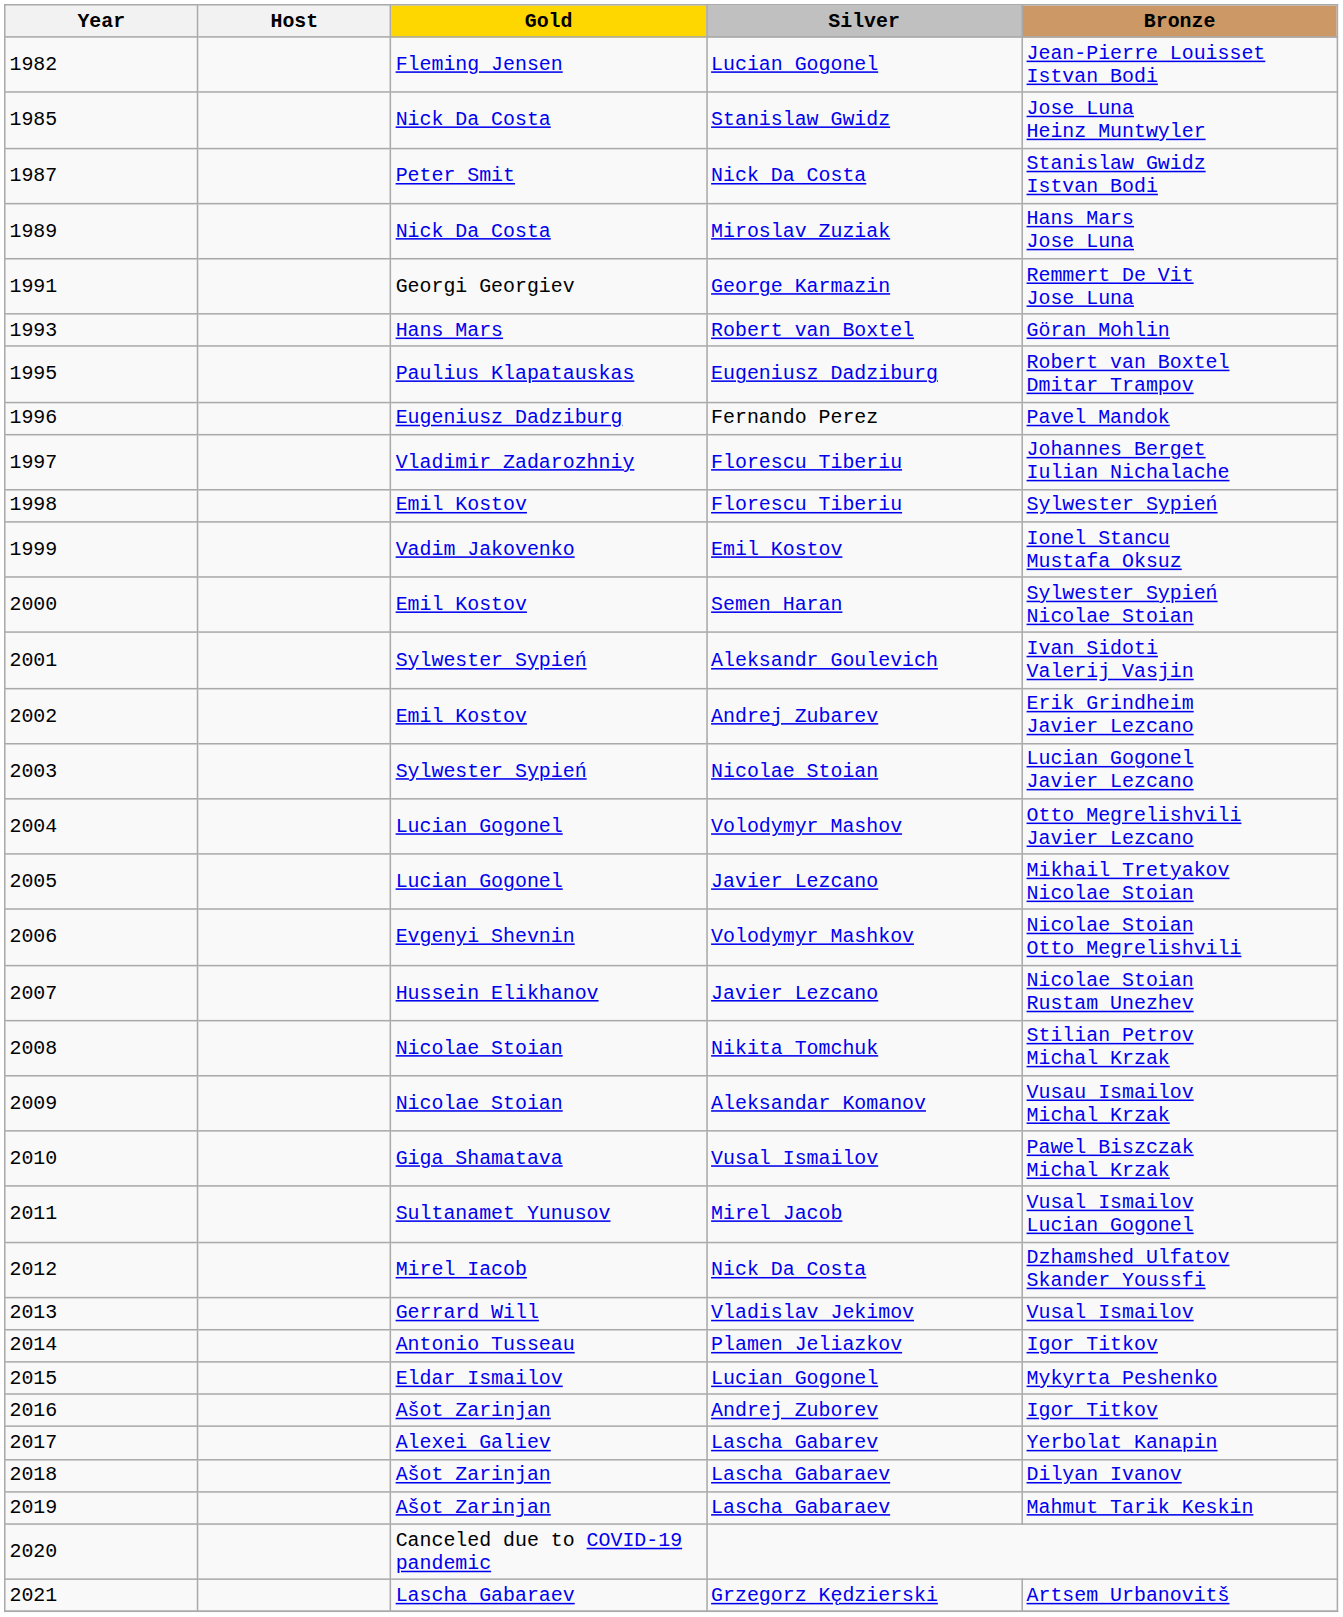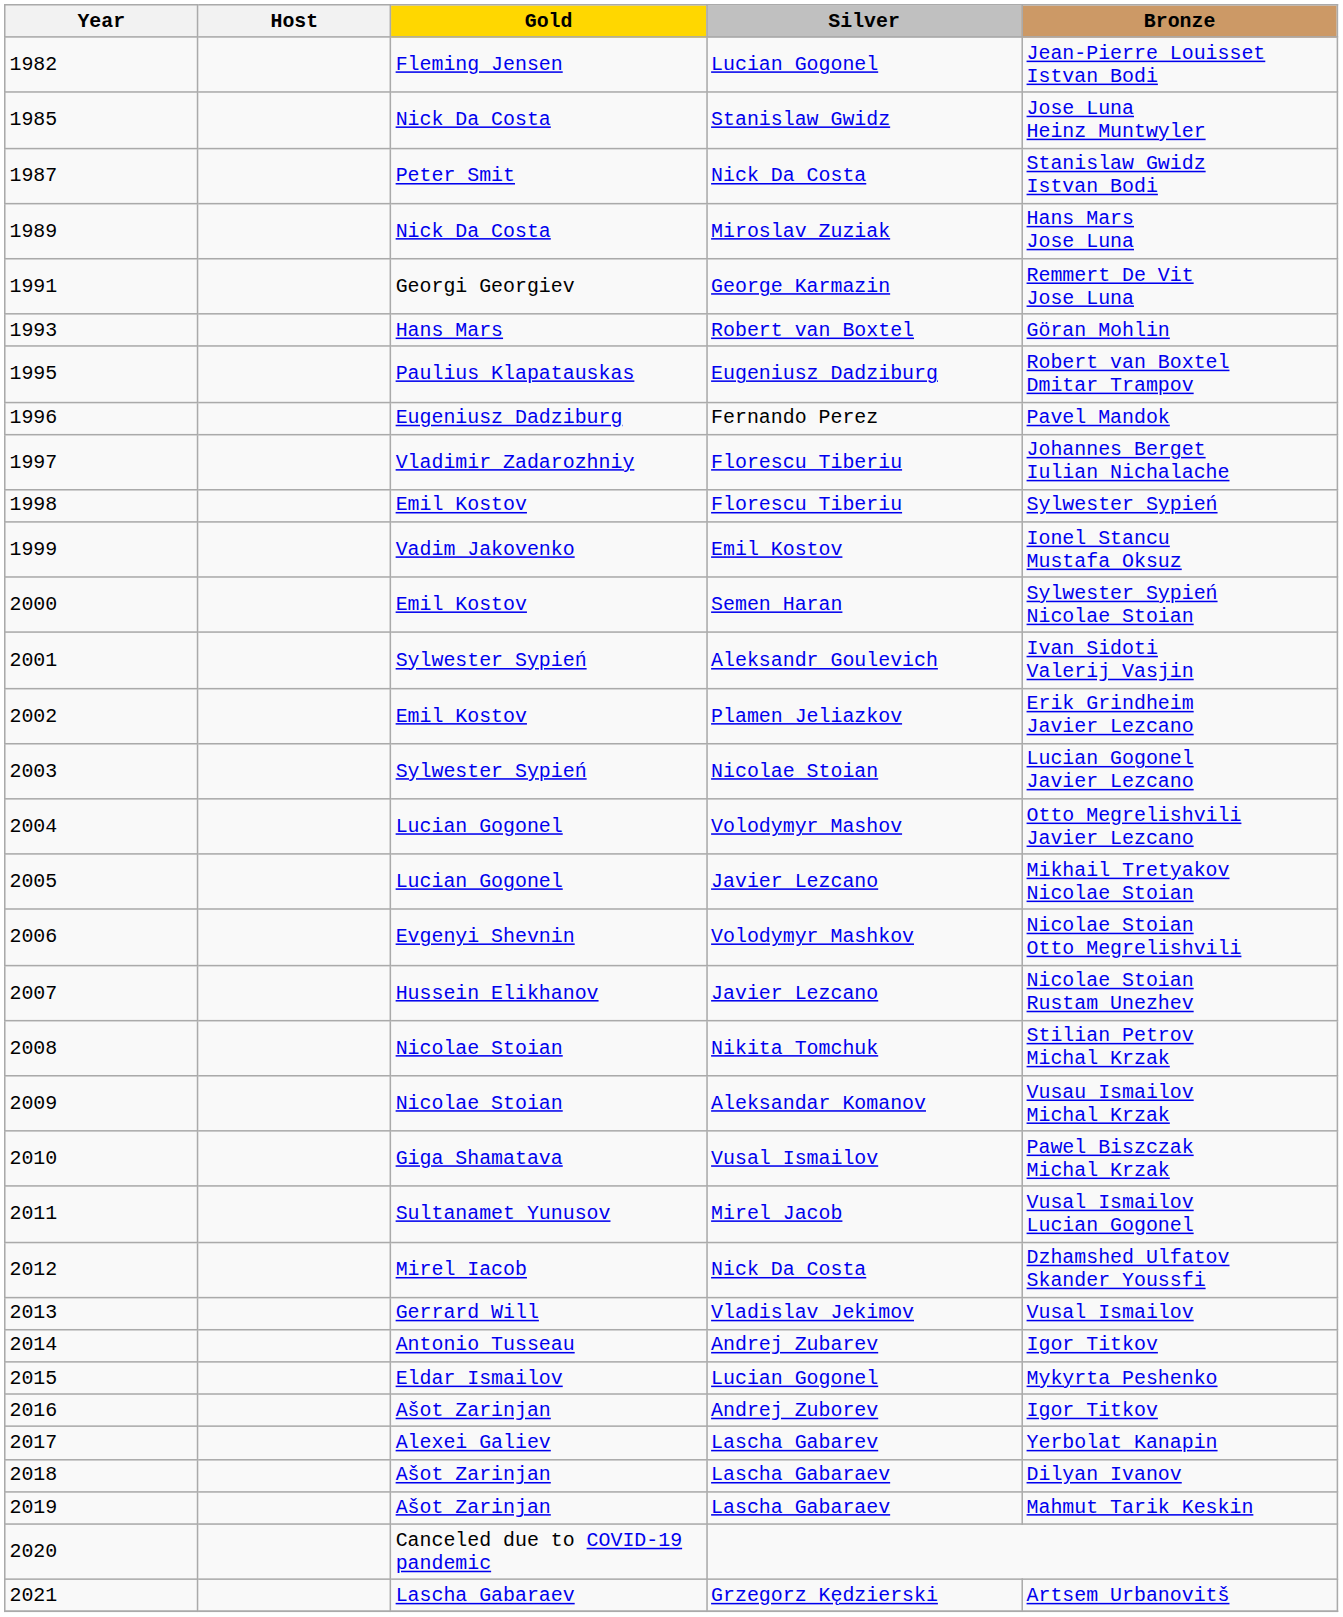(795, 716) Andrej Zubarev -> (807, 716) Plamen Jeliazkov
(807, 1346) Plamen Jeliazkov -> (795, 1346) Andrej Zubarev
